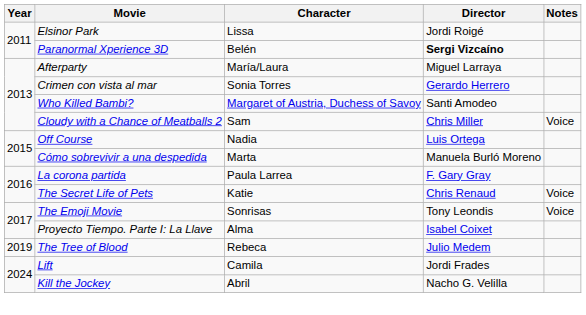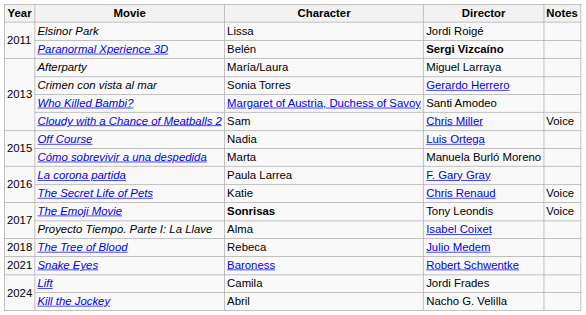(249, 211) normal -> (251, 211) bold
(20, 247) 2019 -> (20, 247) 2018
+ row: (68, 265)
